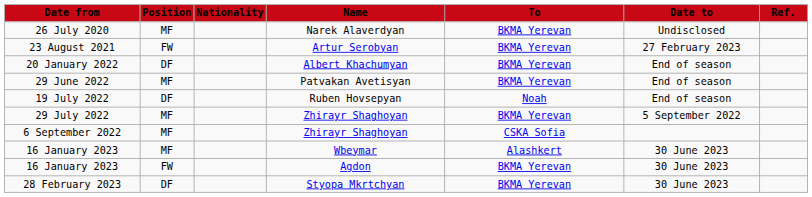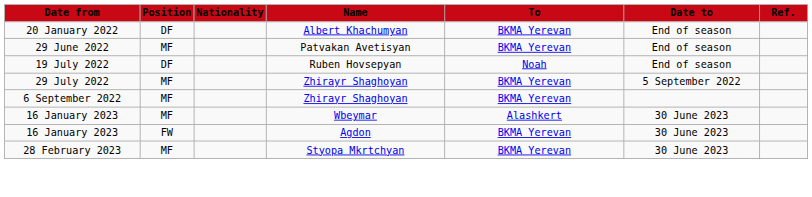- row: (72, 30)
- row: (72, 47)
(534, 132) CSKA Sofia -> (534, 98) BKMA Yerevan
(167, 184) DF -> (167, 149) MF
